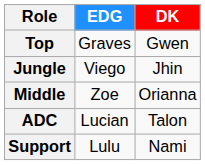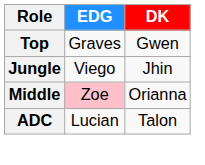(105, 95) no background -> (95, 95) pink background
- row: (40, 146)
